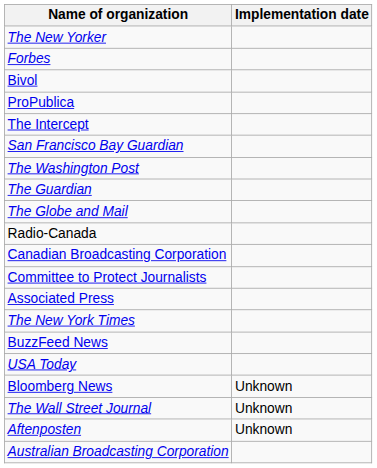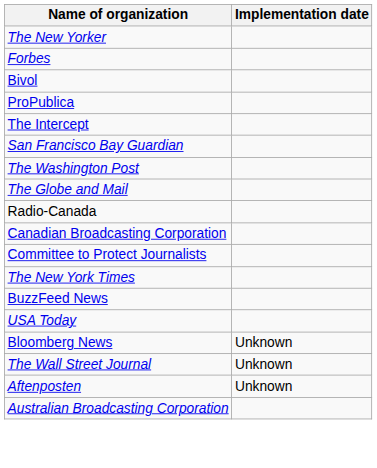- row: (50, 189)
- row: (61, 299)
